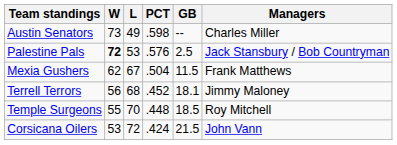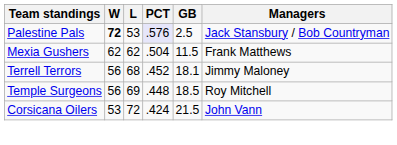- row: (50, 33)
(158, 52) no background -> (158, 33) lavender background
(133, 71) 67 -> (133, 52) 62
(114, 110) 55 -> (114, 91) 56
(133, 110) 70 -> (133, 91) 69
